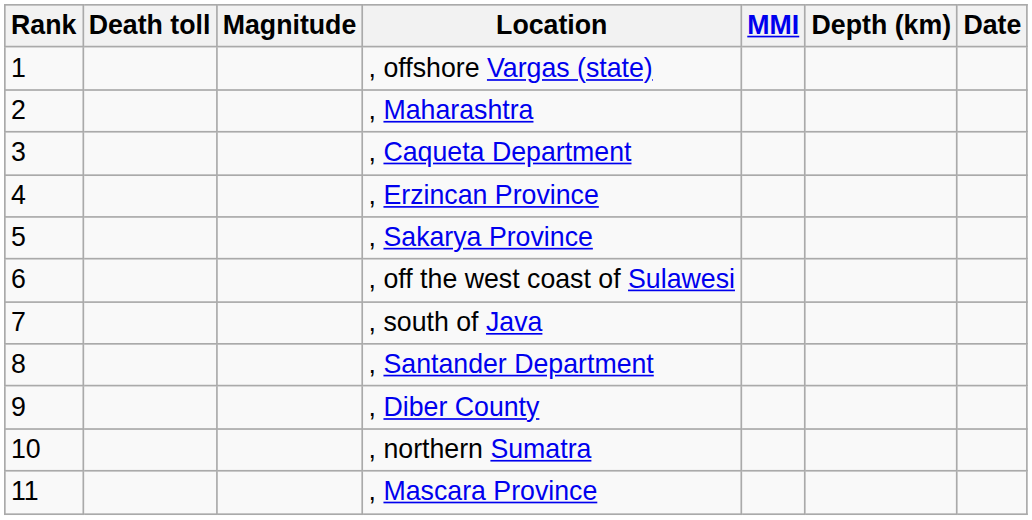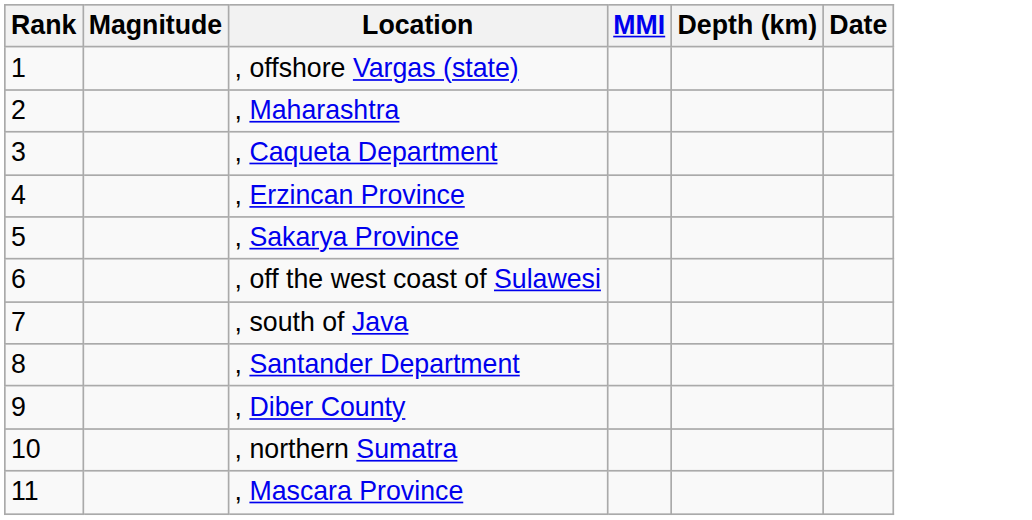- column: (150, 25)
